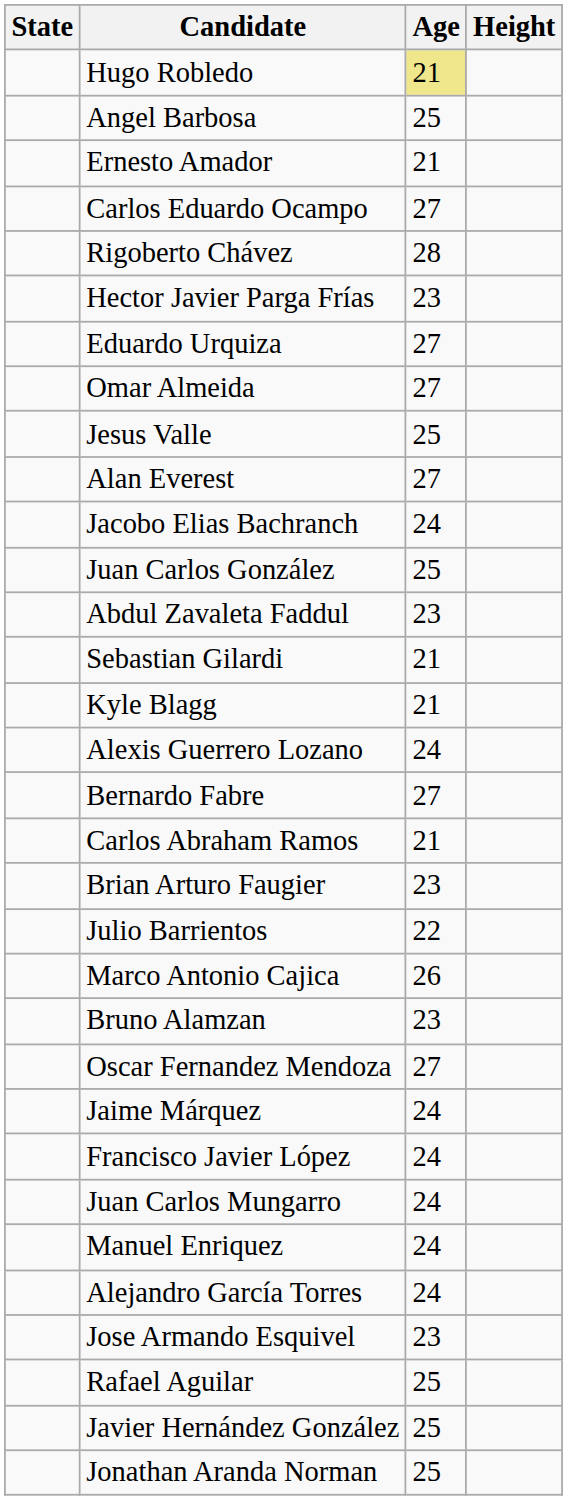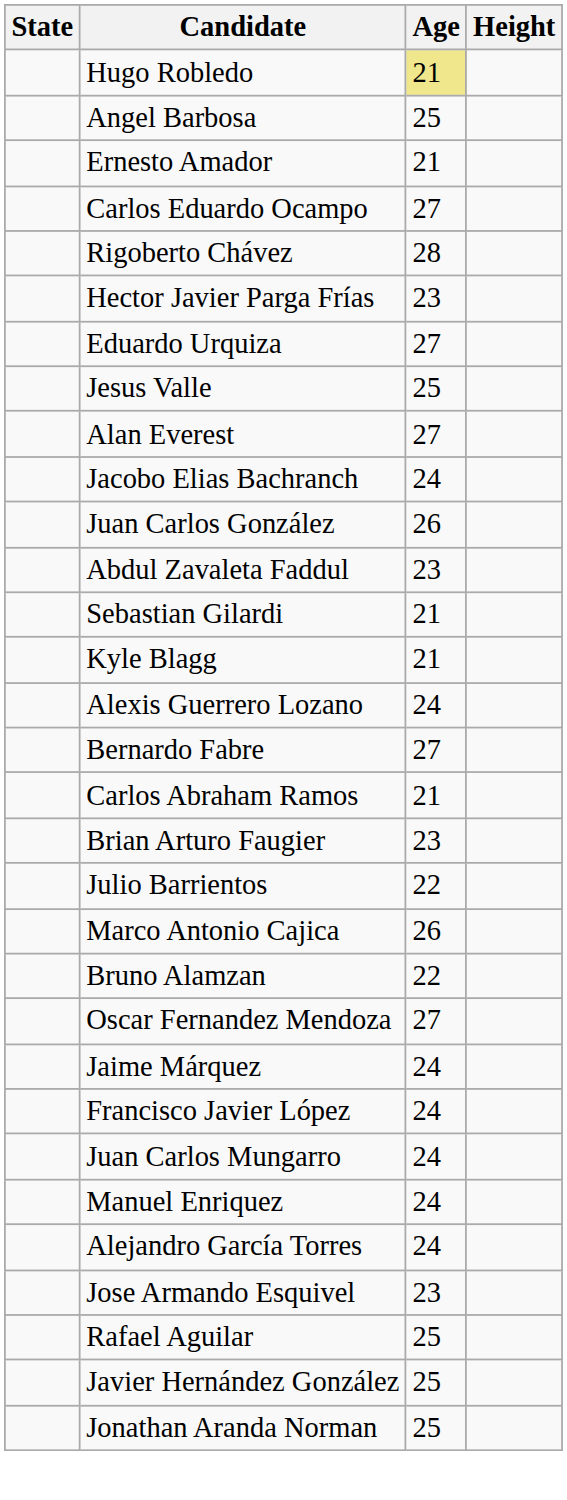- row: (170, 388)
(427, 569) 25 -> (427, 523) 26
(427, 1020) 23 -> (427, 975) 22
